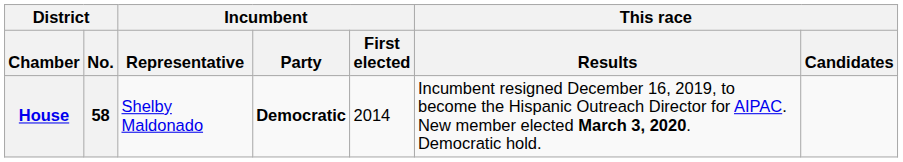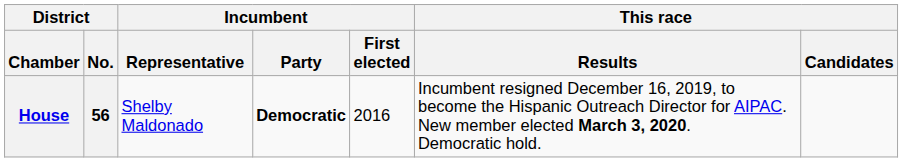(101, 116) 58 -> (101, 116) 56
(372, 116) 2014 -> (372, 116) 2016
